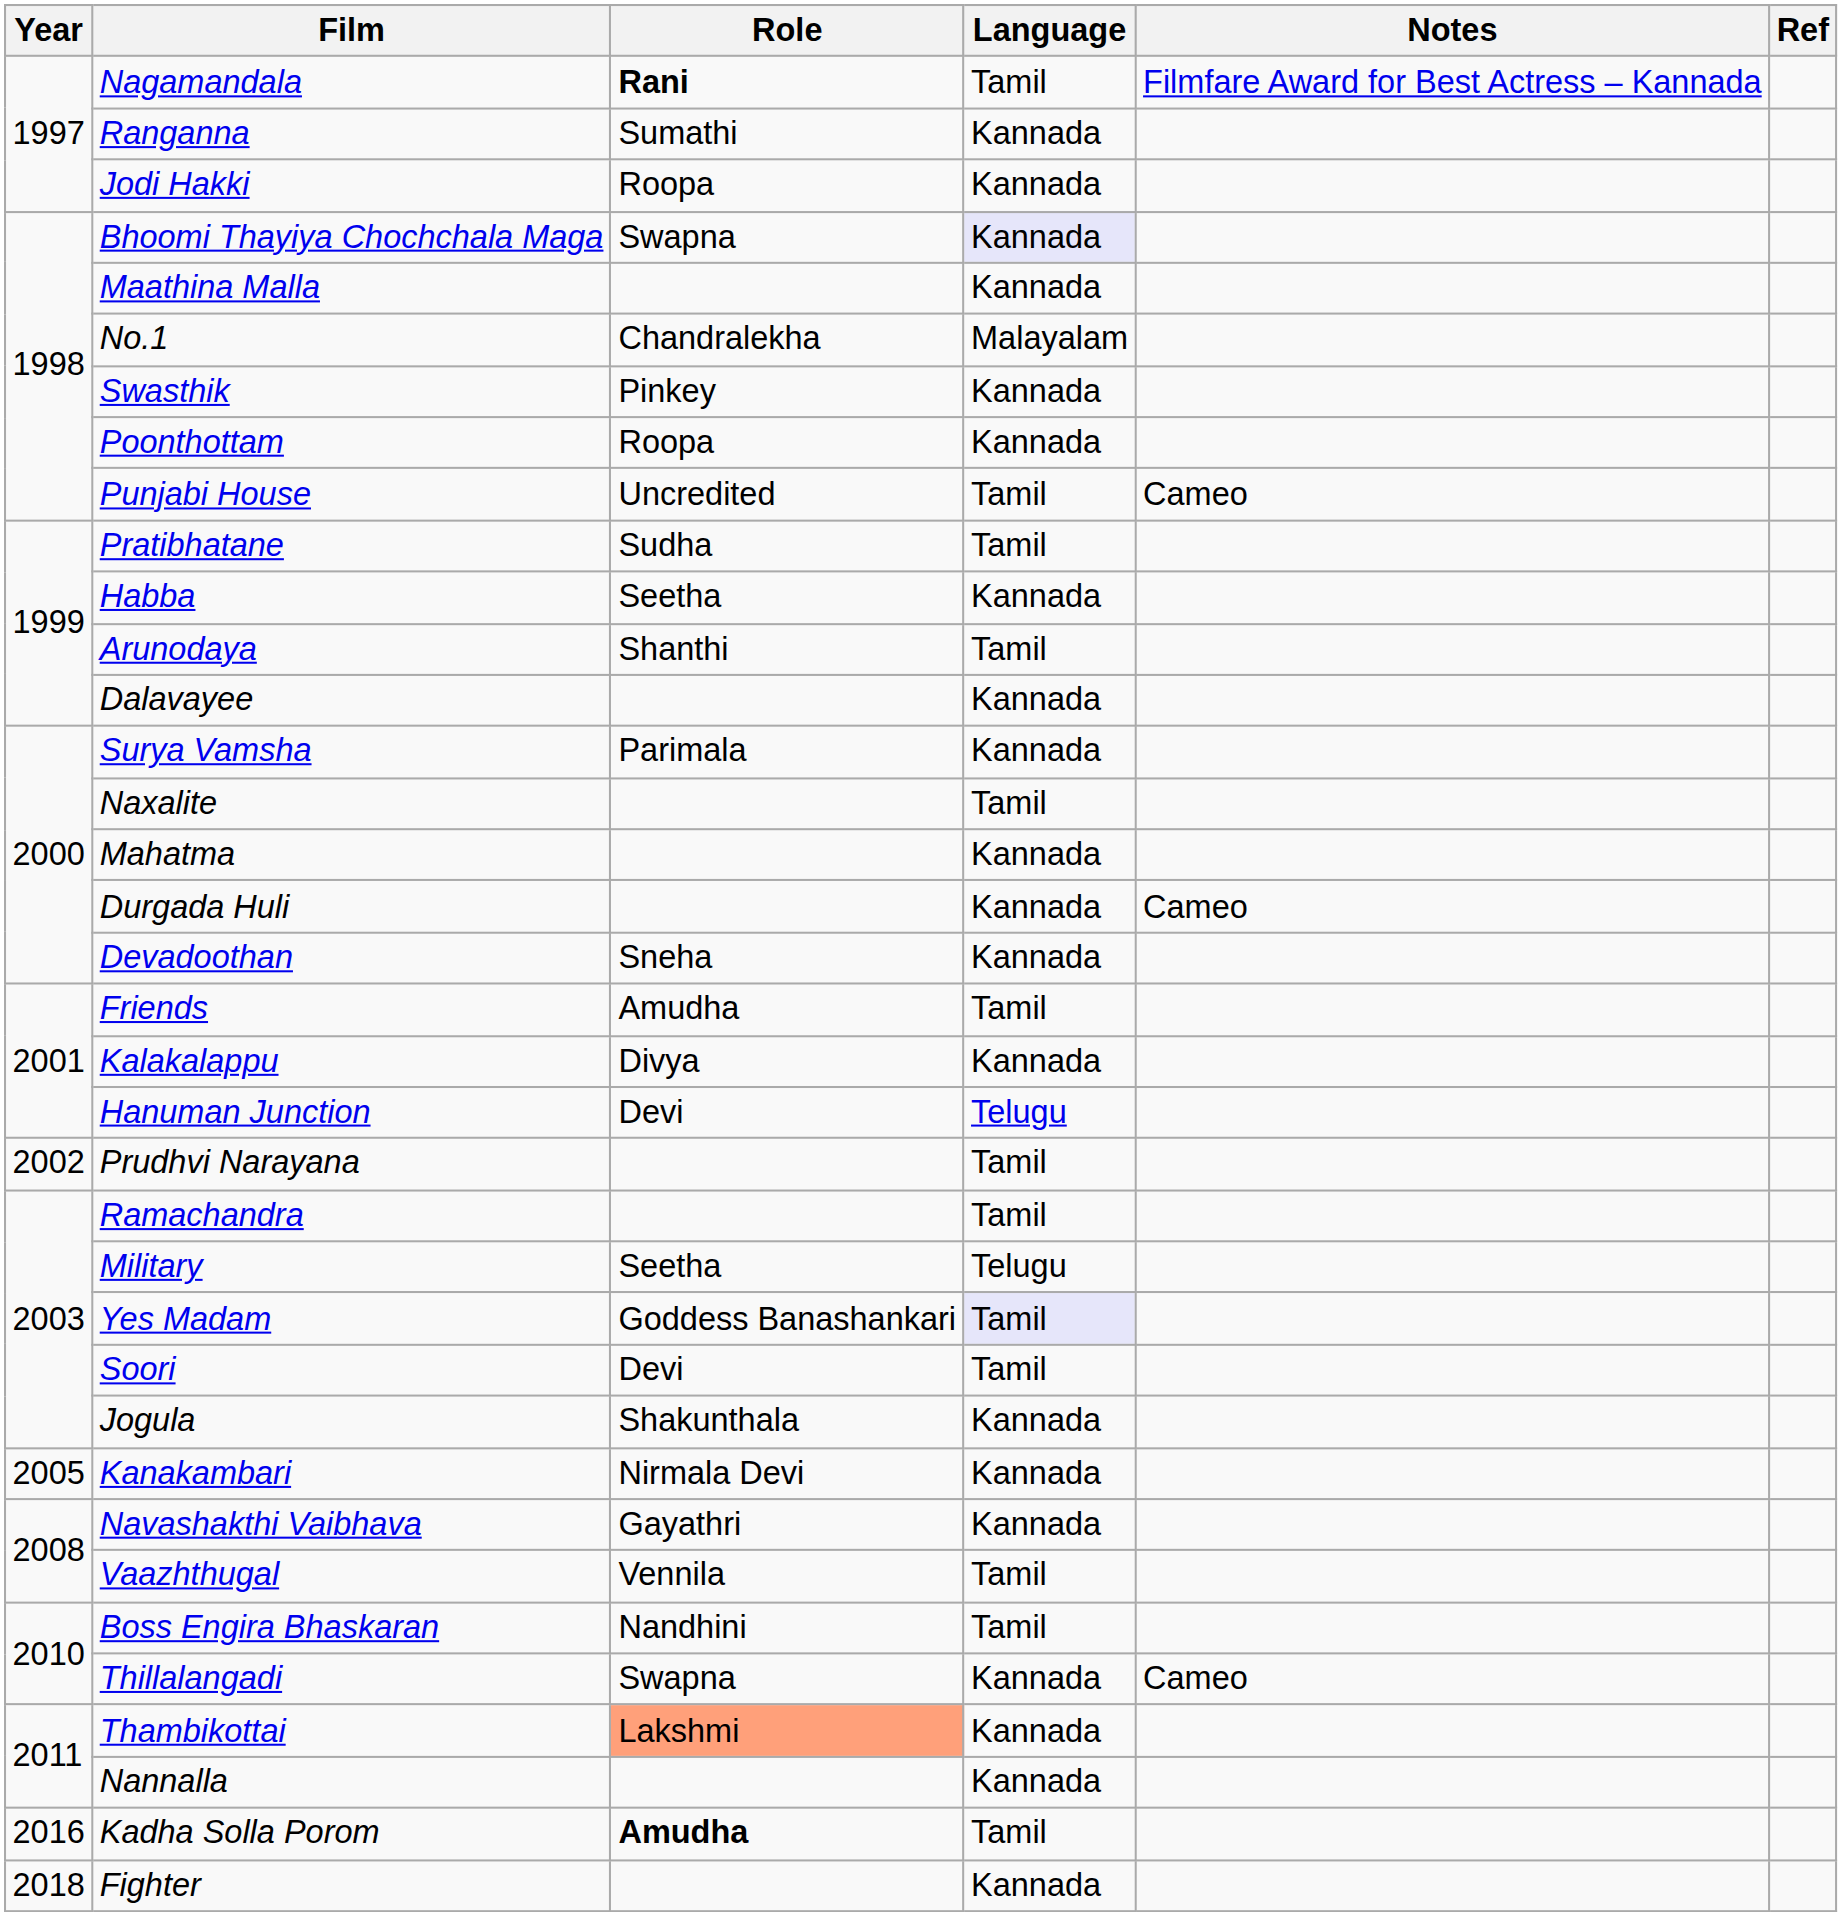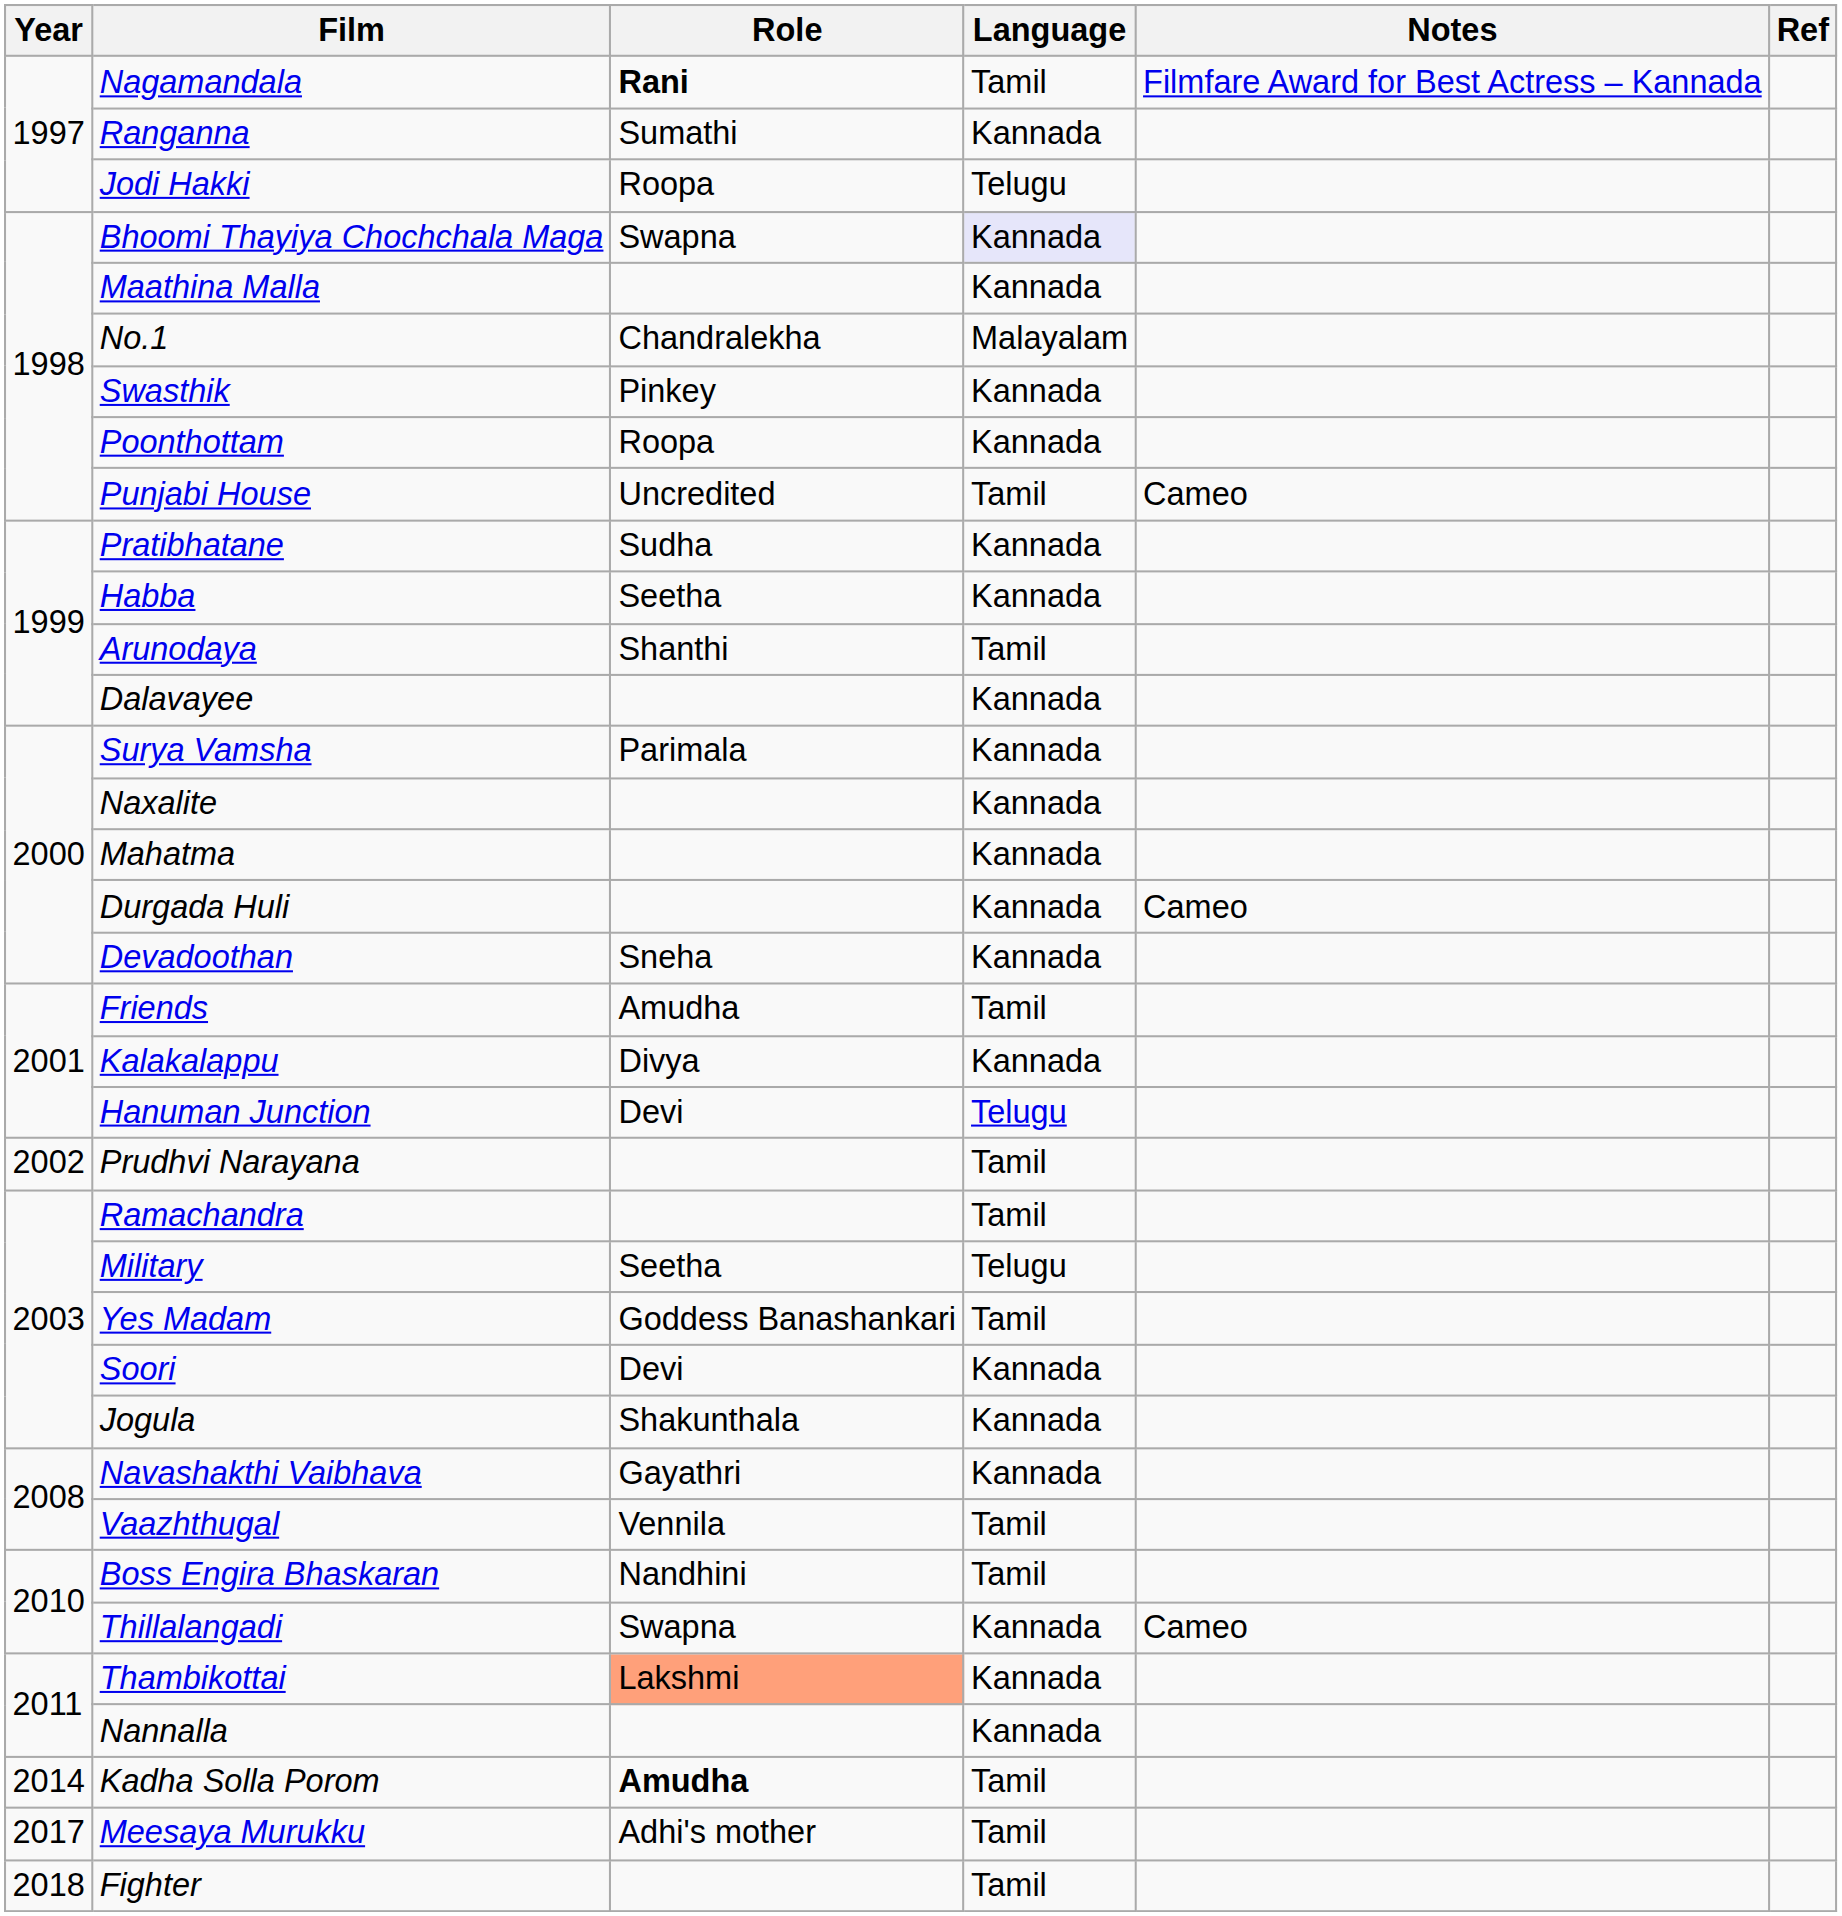(1036, 184) Kannada -> (1019, 184) Telugu
(1009, 545) Tamil -> (1036, 545) Kannada
(1009, 802) Tamil -> (1036, 802) Kannada
(1009, 1318) lavender background -> (1009, 1318) no background
(1009, 1369) Tamil -> (1036, 1369) Kannada
- row: (195, 1472)
(49, 1833) 2016 -> (49, 1781) 2014
+ row: (232, 1833)
(1036, 1884) Kannada -> (1009, 1884) Tamil
